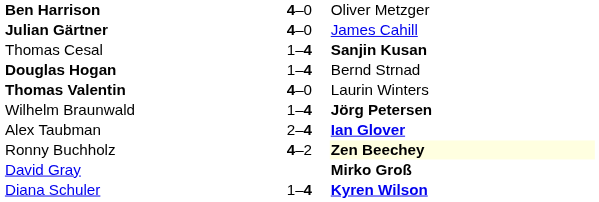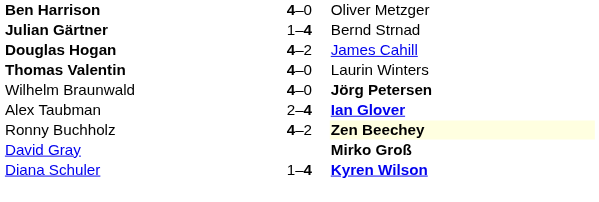(299, 30) 4–0 -> (299, 30) 1–4
(374, 30) James Cahill -> (376, 30) Bernd Strnad
- row: (54, 50)
(299, 70) 1–4 -> (299, 50) 4–2
(376, 70) Bernd Strnad -> (374, 50) James Cahill
(299, 110) 1–4 -> (299, 90) 4–0
